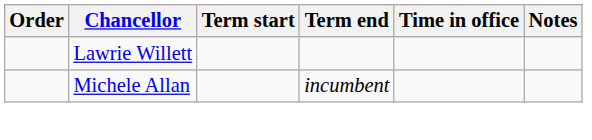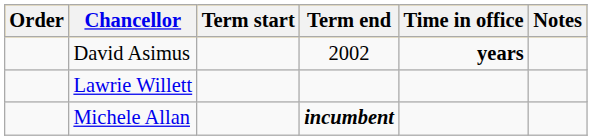+ row: (132, 53)
(347, 85) normal -> (349, 118) bold
